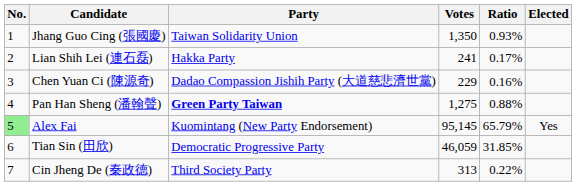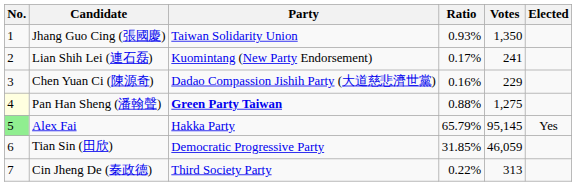columns swapped: (459, 14) <-> (503, 14)
(203, 58) Hakka Party -> (272, 58) Kuomintang (New Party Endorsement)
(11, 104) no background -> (11, 104) lightyellow background
(272, 125) Kuomintang (New Party Endorsement) -> (203, 125) Hakka Party
